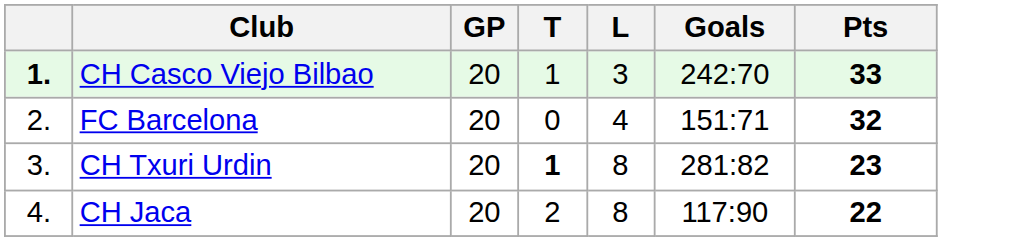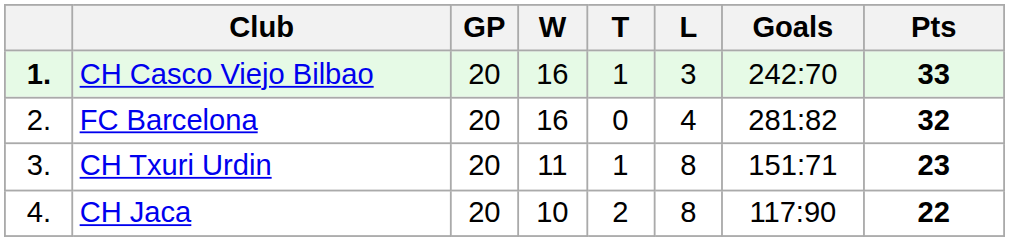+ column: (552, 27)
(725, 119) 151:71 -> (793, 119) 281:82
(552, 166) bold -> (620, 166) normal
(725, 166) 281:82 -> (793, 166) 151:71
